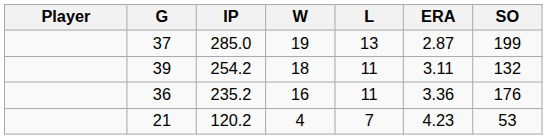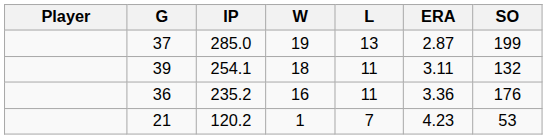(231, 69) 254.2 -> (231, 69) 254.1
(300, 120) 4 -> (300, 120) 1
